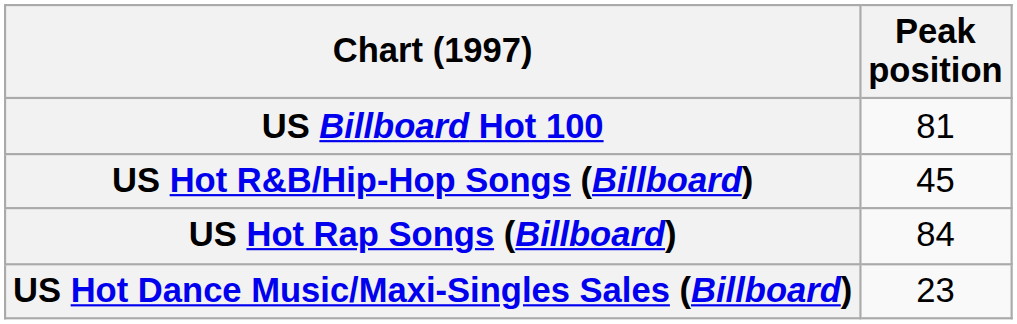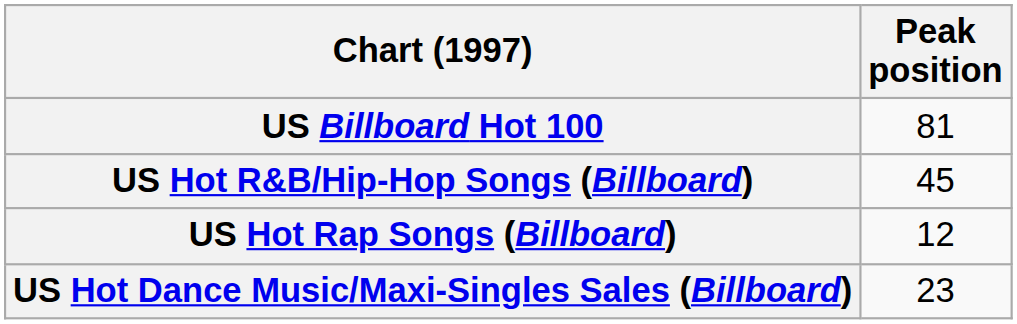(935, 235) 84 -> (935, 235) 12
